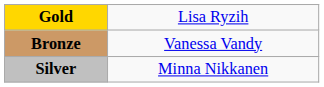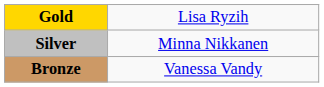rows swapped: (56, 69) <-> (56, 43)
